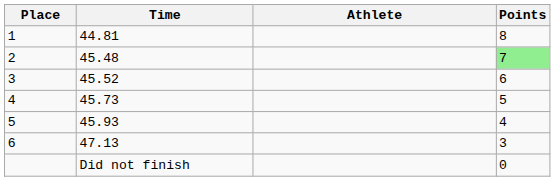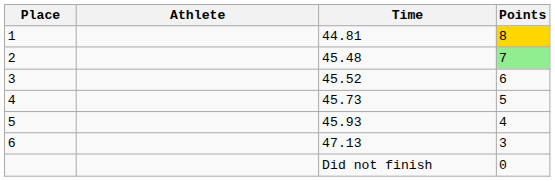columns swapped: (375, 15) <-> (165, 15)
(503, 37) no background -> (503, 37) gold background
